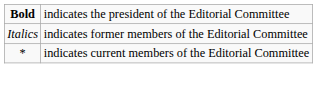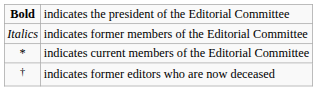+ row: (159, 74)
